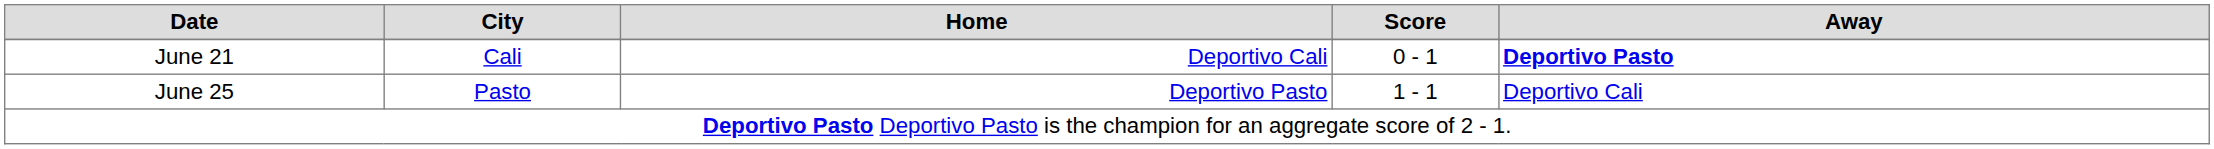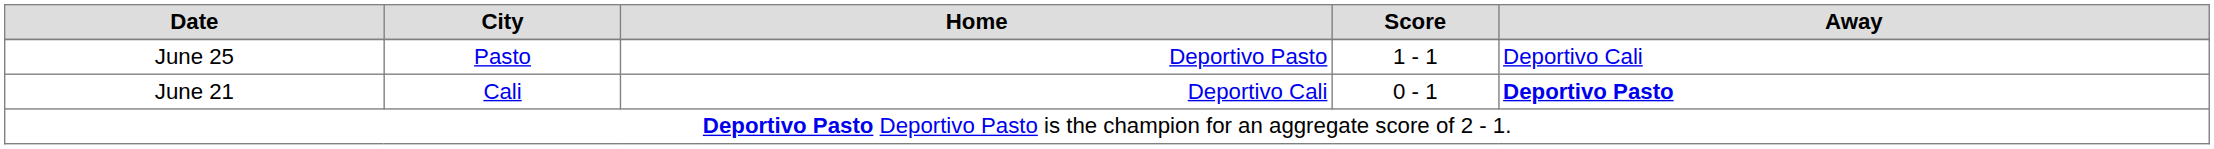rows swapped: (194, 56) <-> (194, 91)
